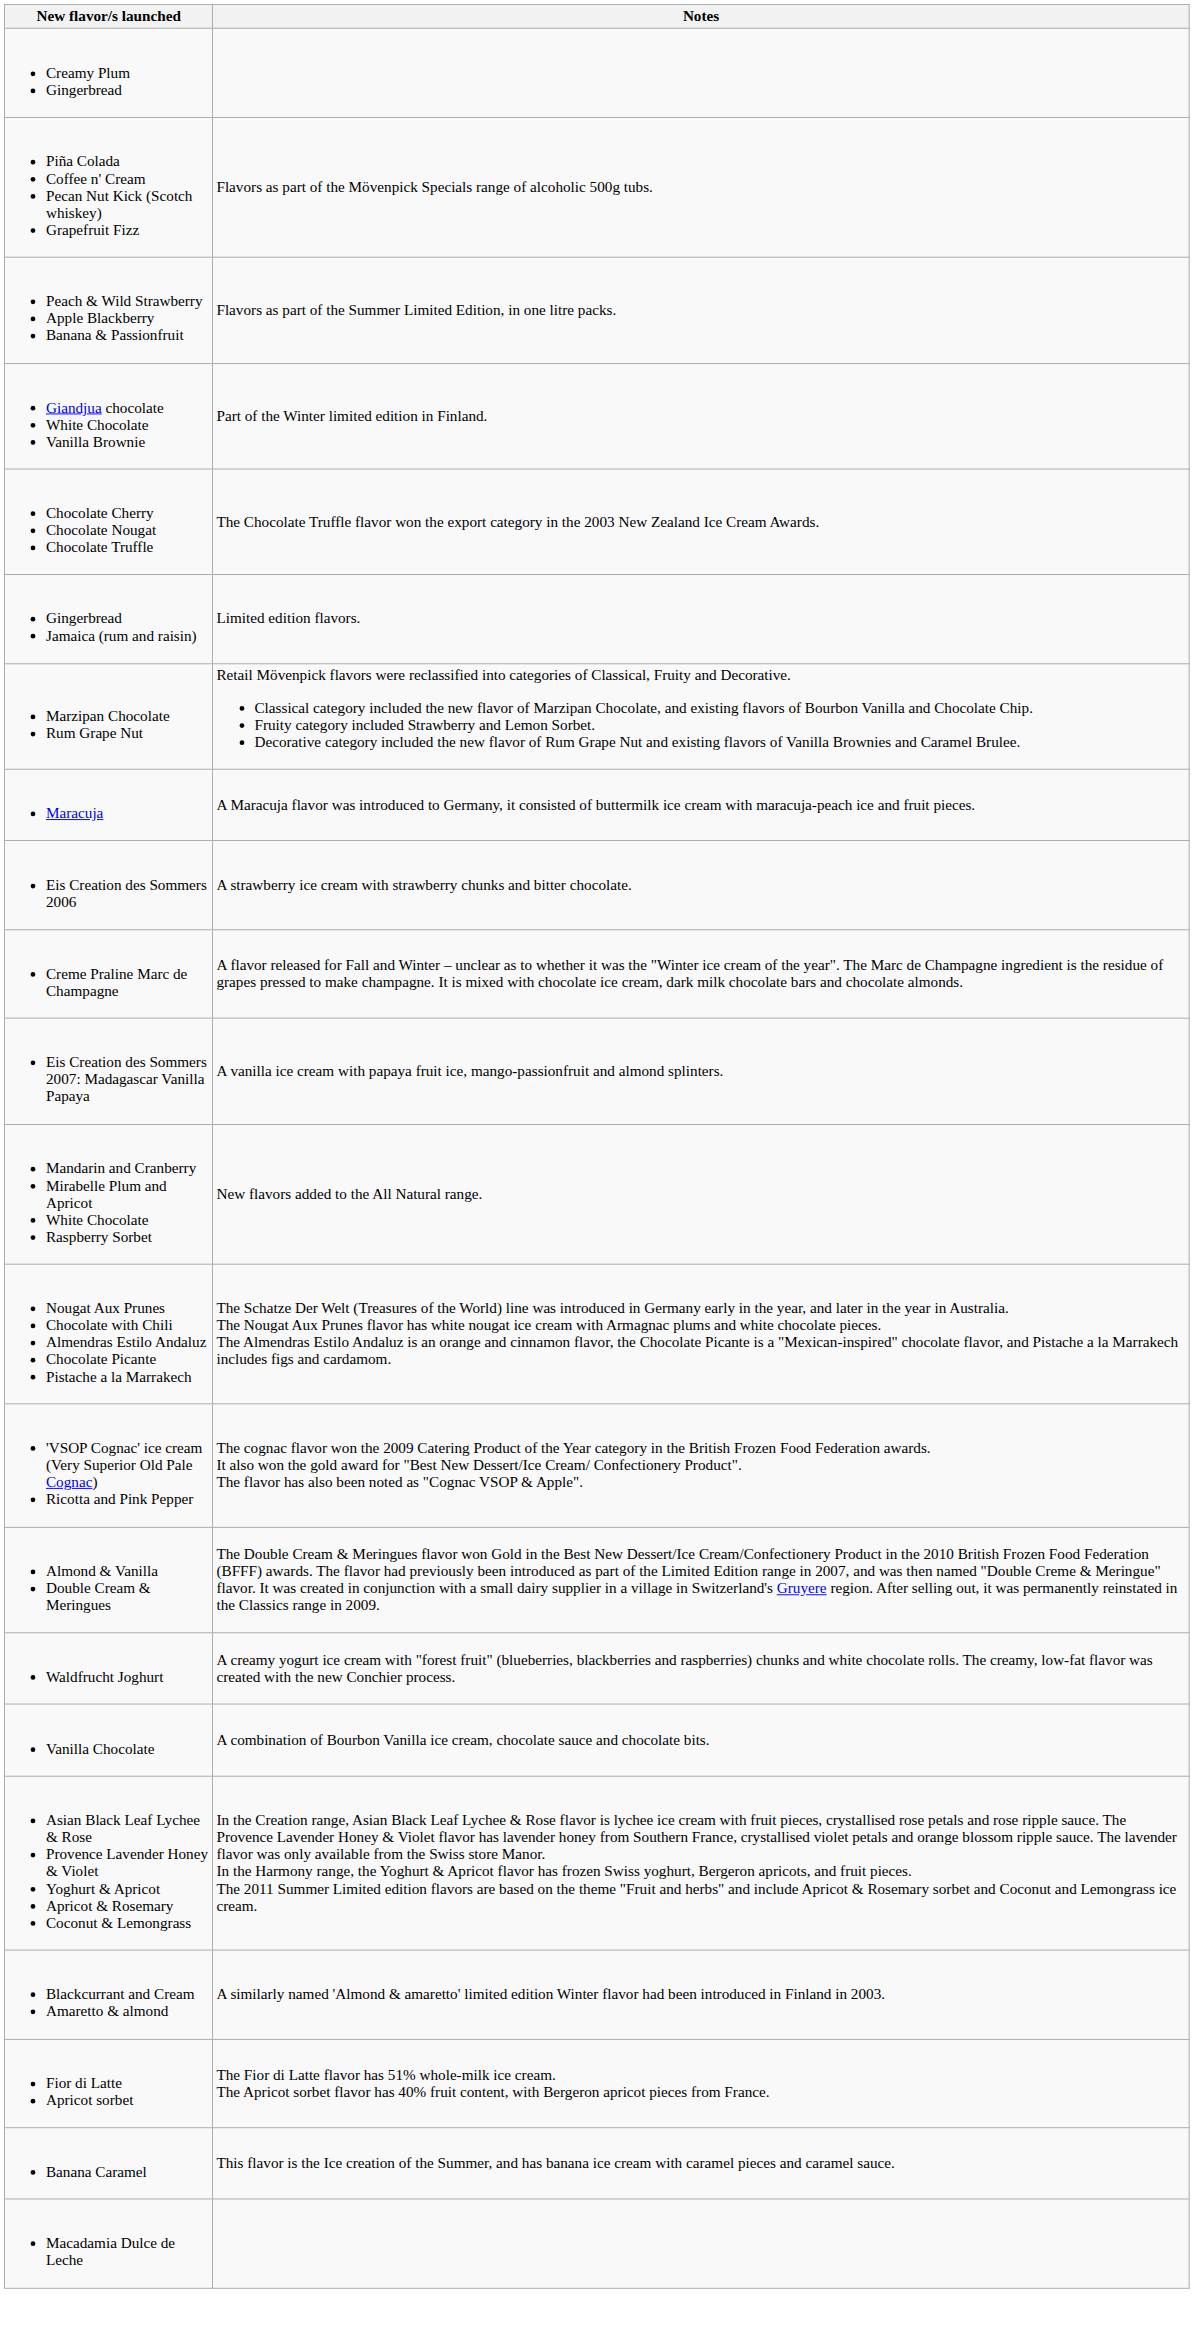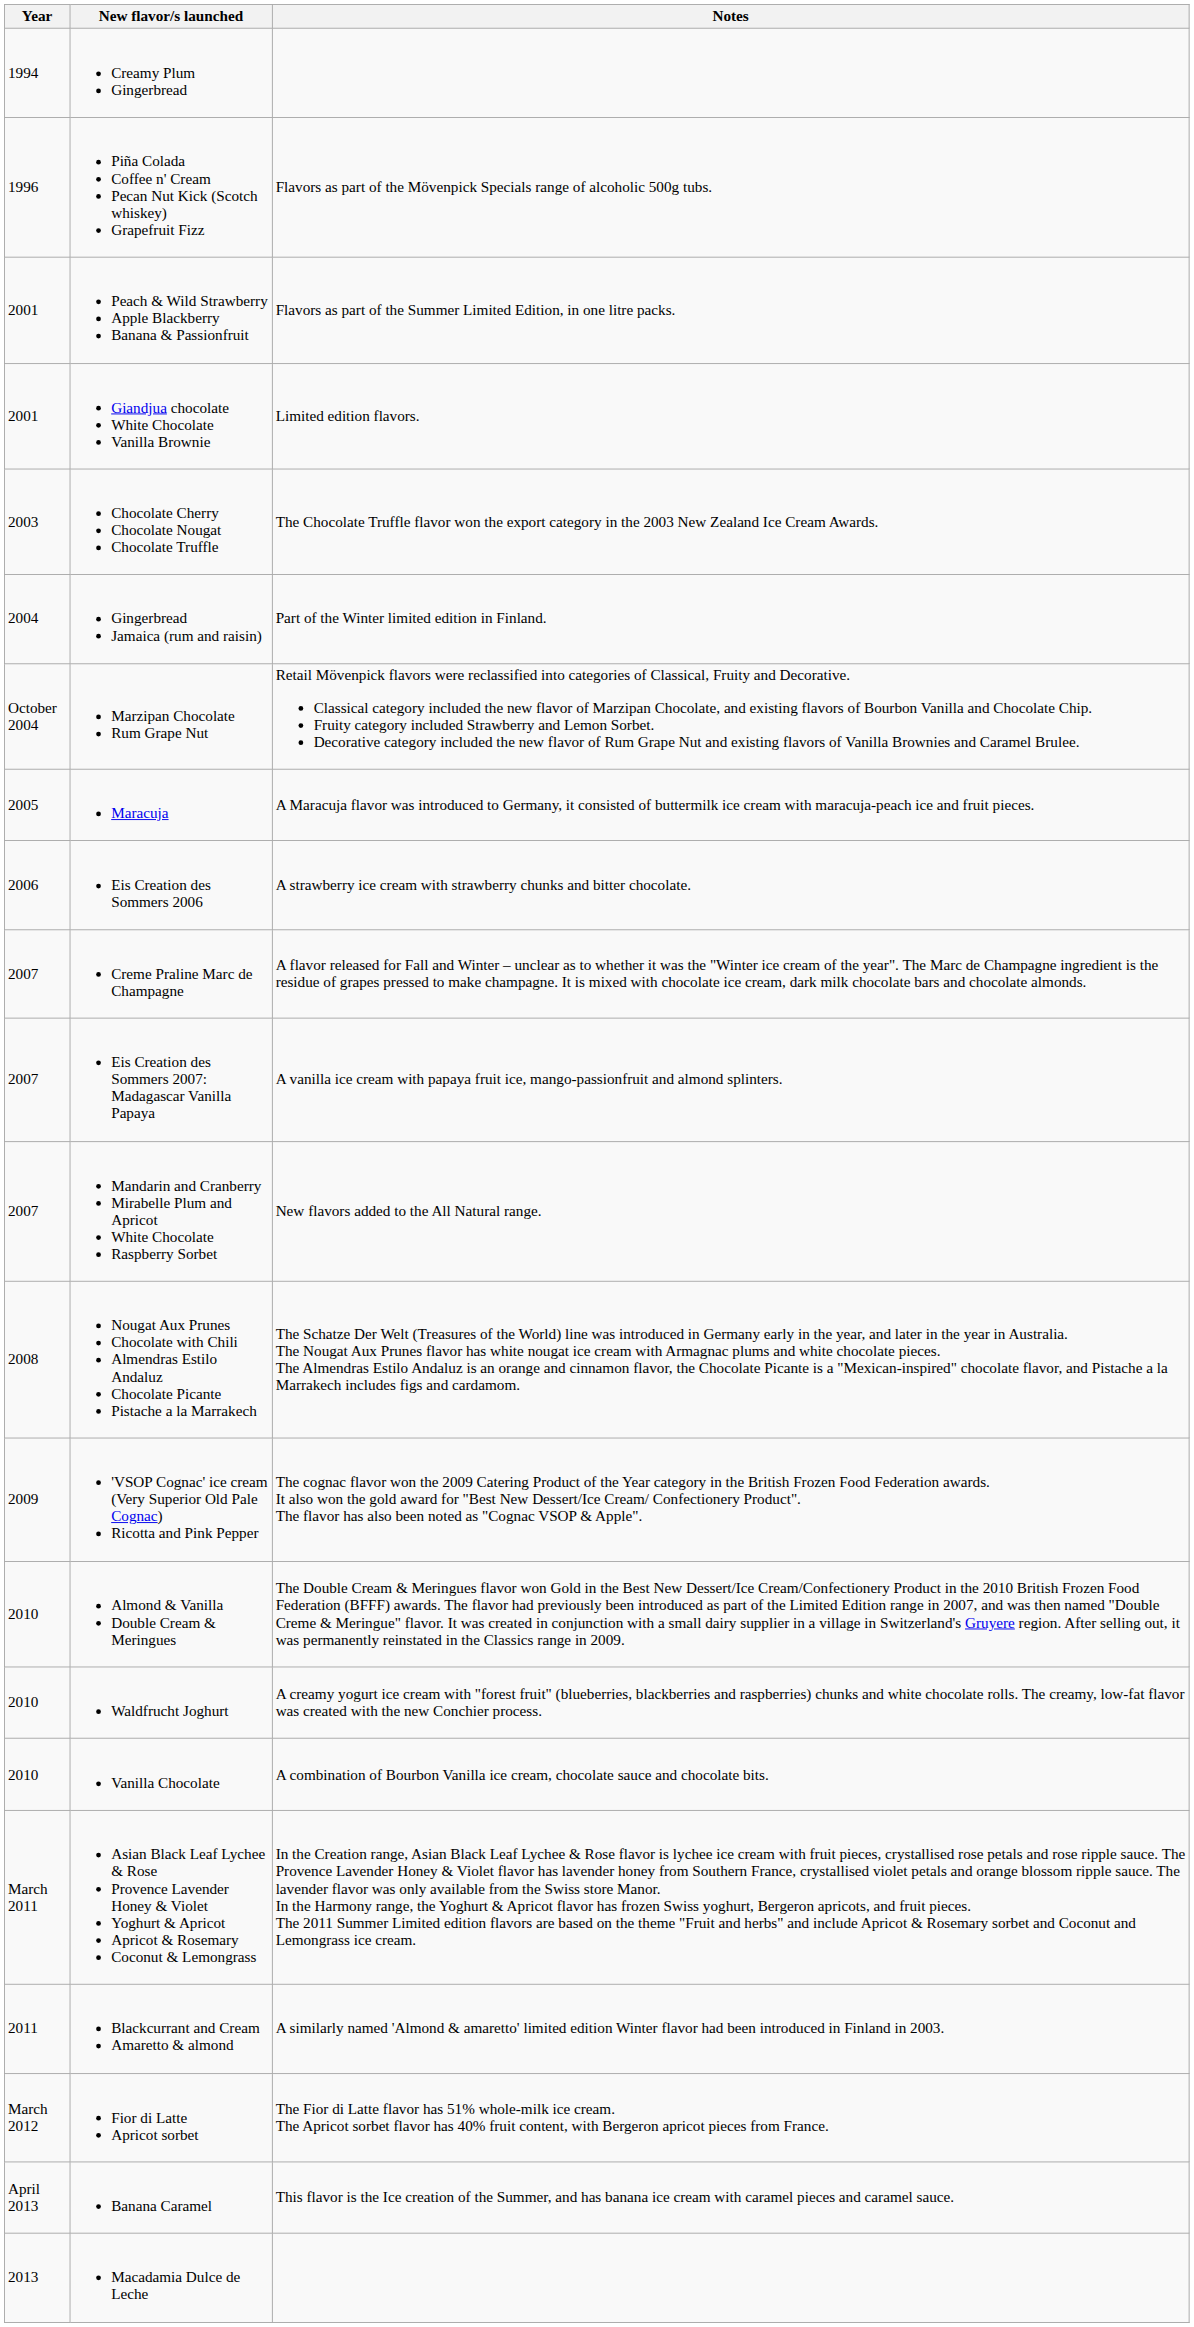+ column: (37, 16)
(352, 416) Part of the Winter limited edition in Finland. -> (348, 416) Limited edition flavors.
(288, 619) Limited edition flavors. -> (411, 619) Part of the Winter limited edition in Finland.
